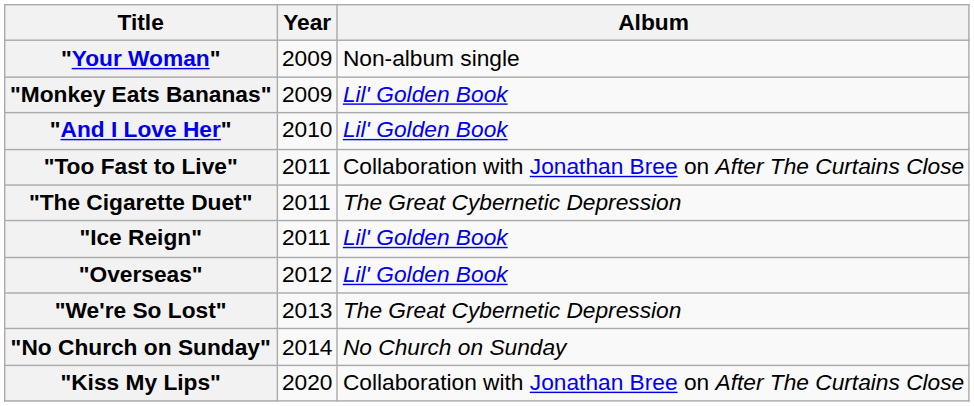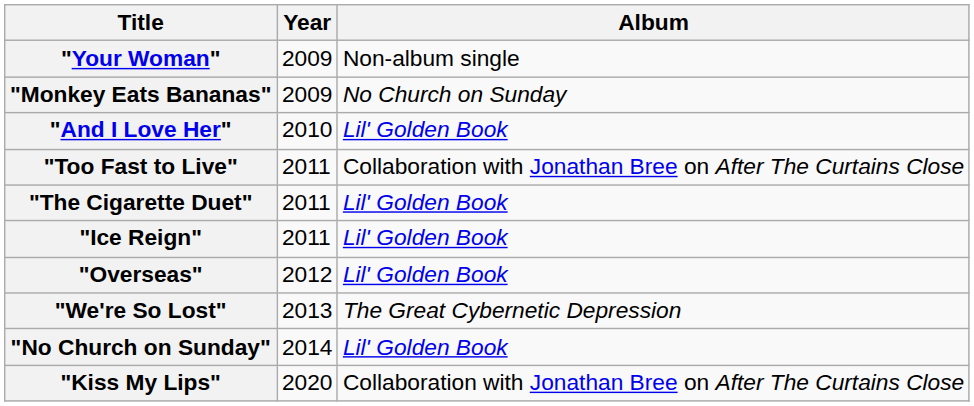(425, 94) Lil' Golden Book -> (455, 94) No Church on Sunday
(512, 202) The Great Cybernetic Depression -> (425, 202) Lil' Golden Book
(455, 346) No Church on Sunday -> (425, 346) Lil' Golden Book
